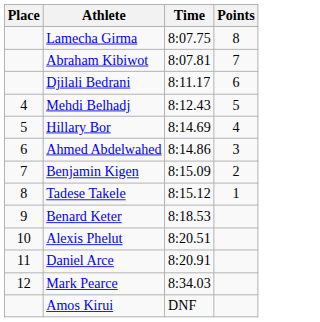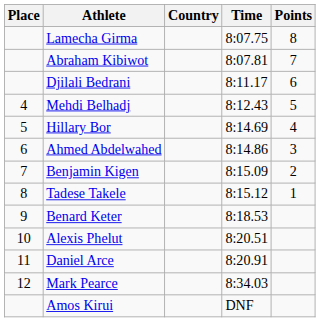+ column: (193, 15)
